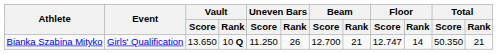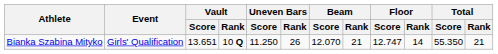(202, 42) 13.650 -> (202, 42) 13.651
(326, 42) 12.700 -> (326, 42) 12.070
(448, 42) 50.350 -> (448, 42) 55.350
